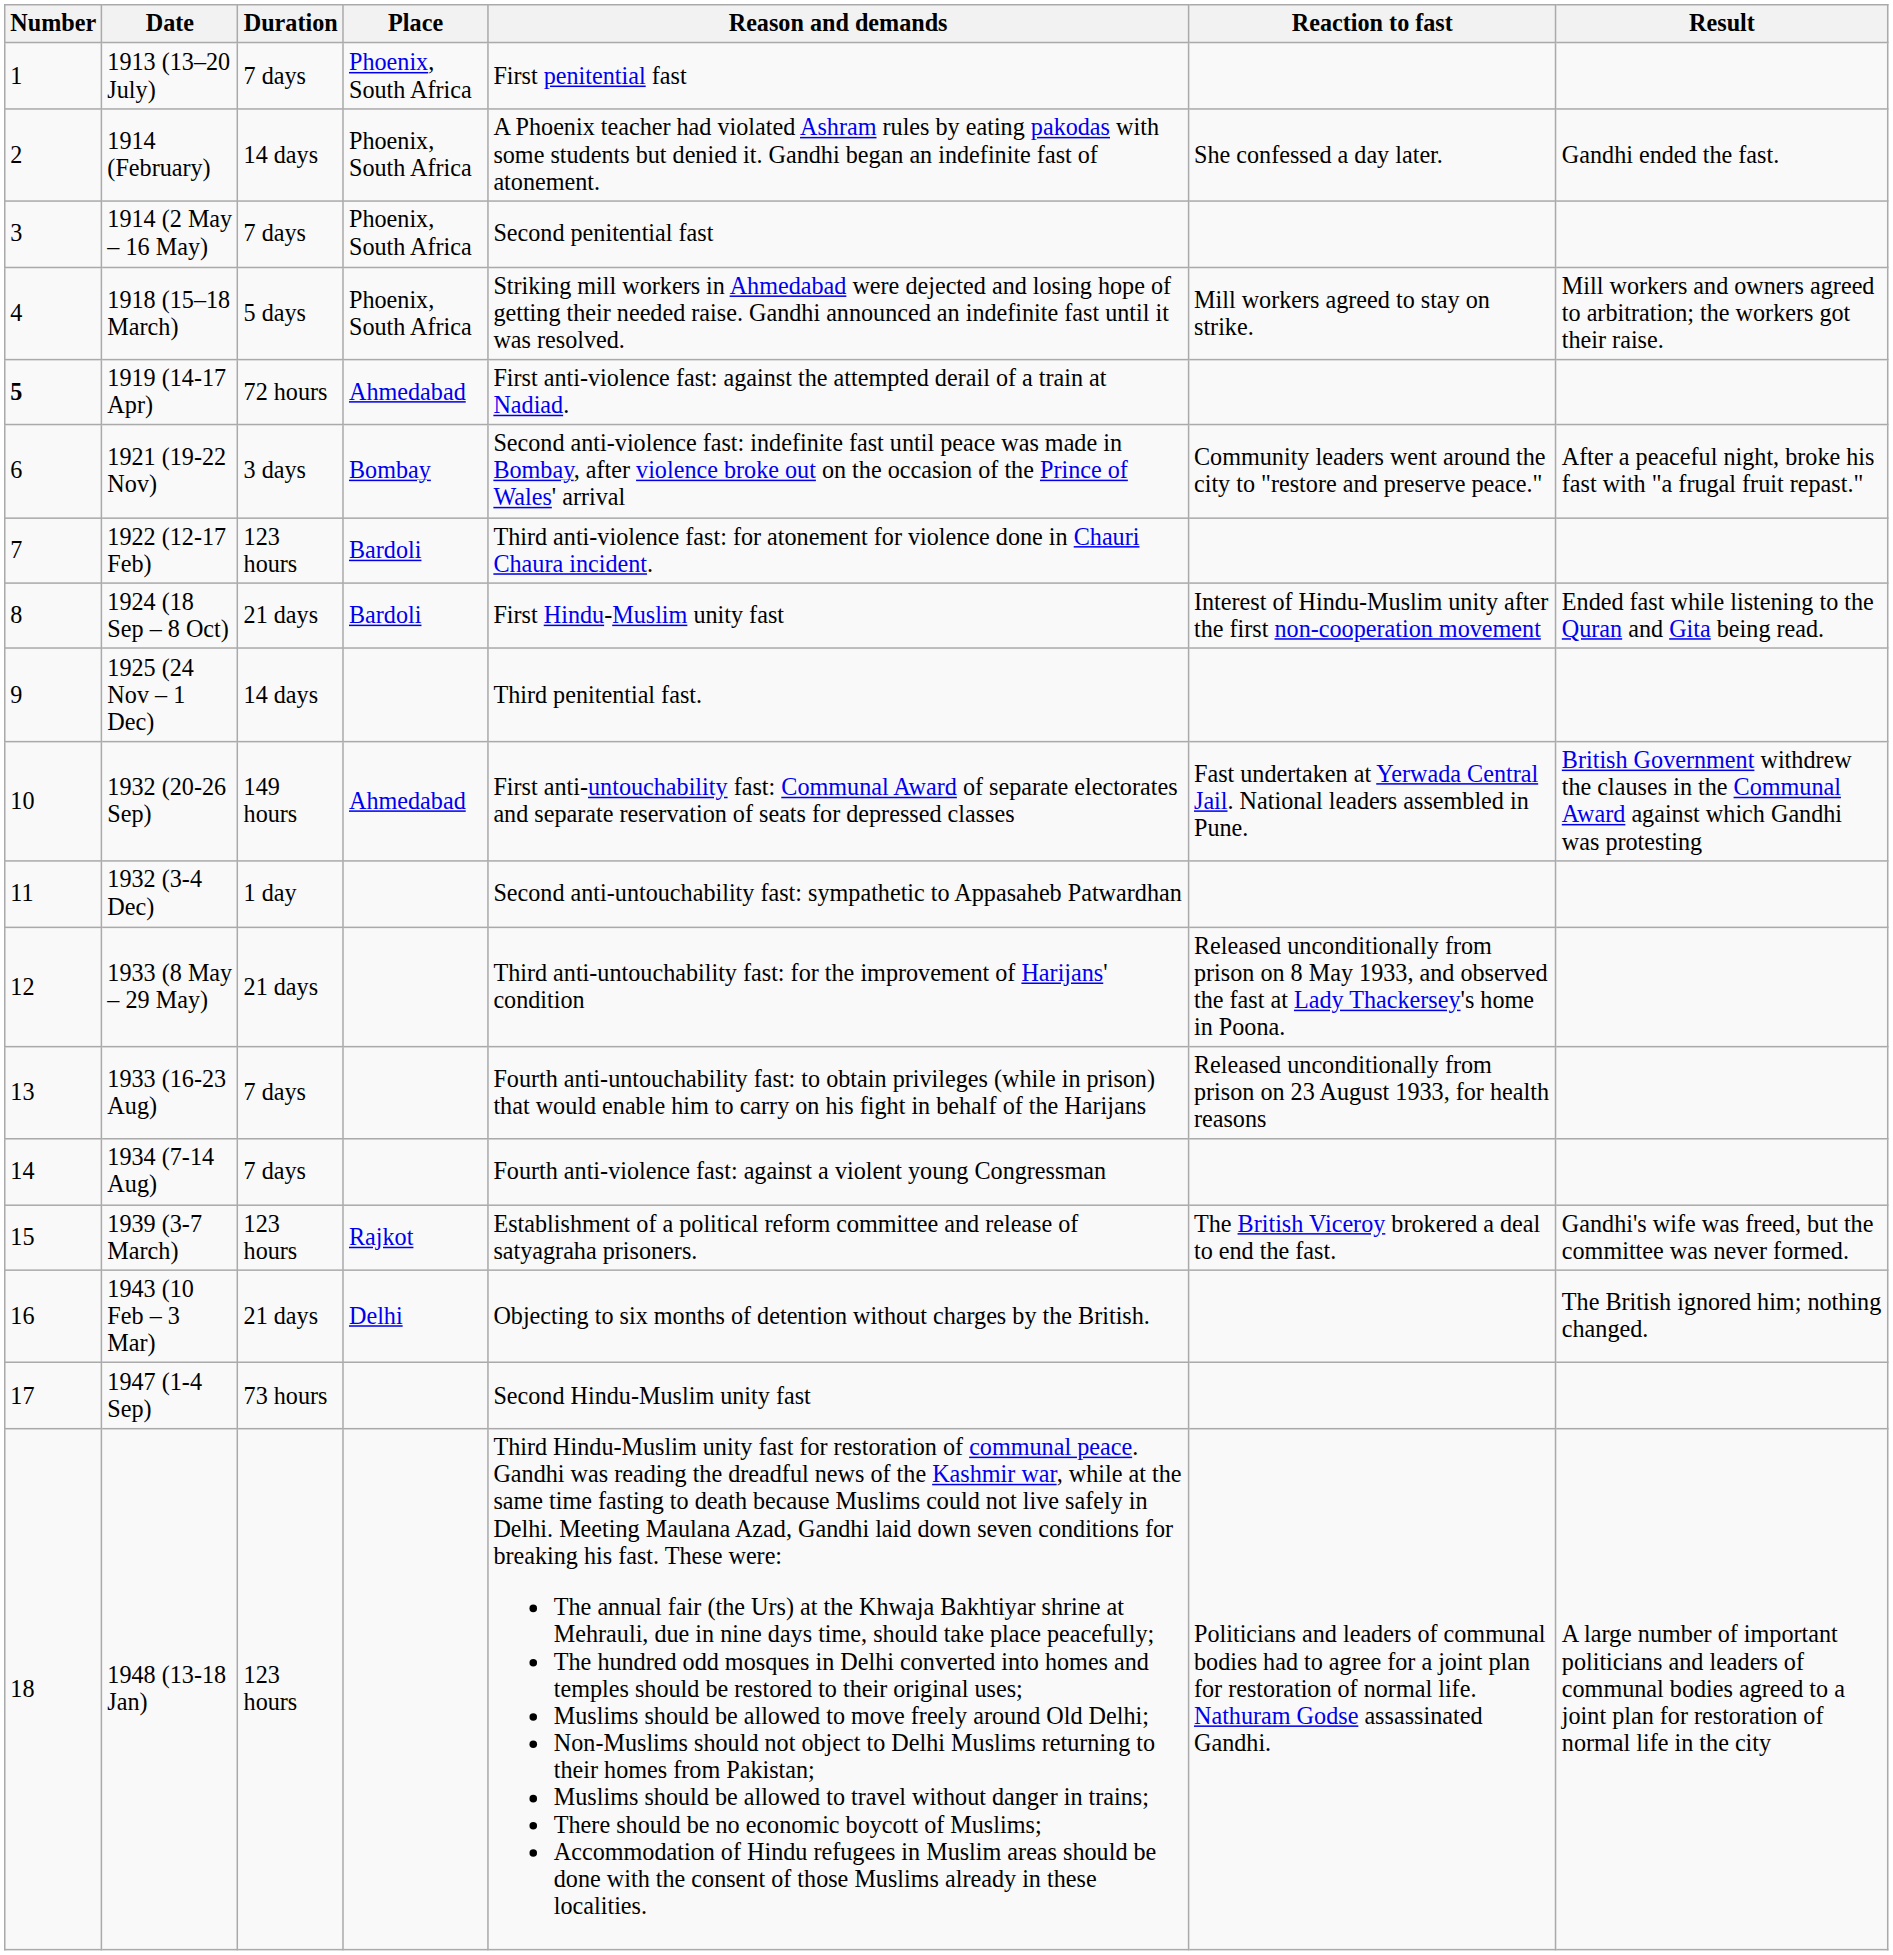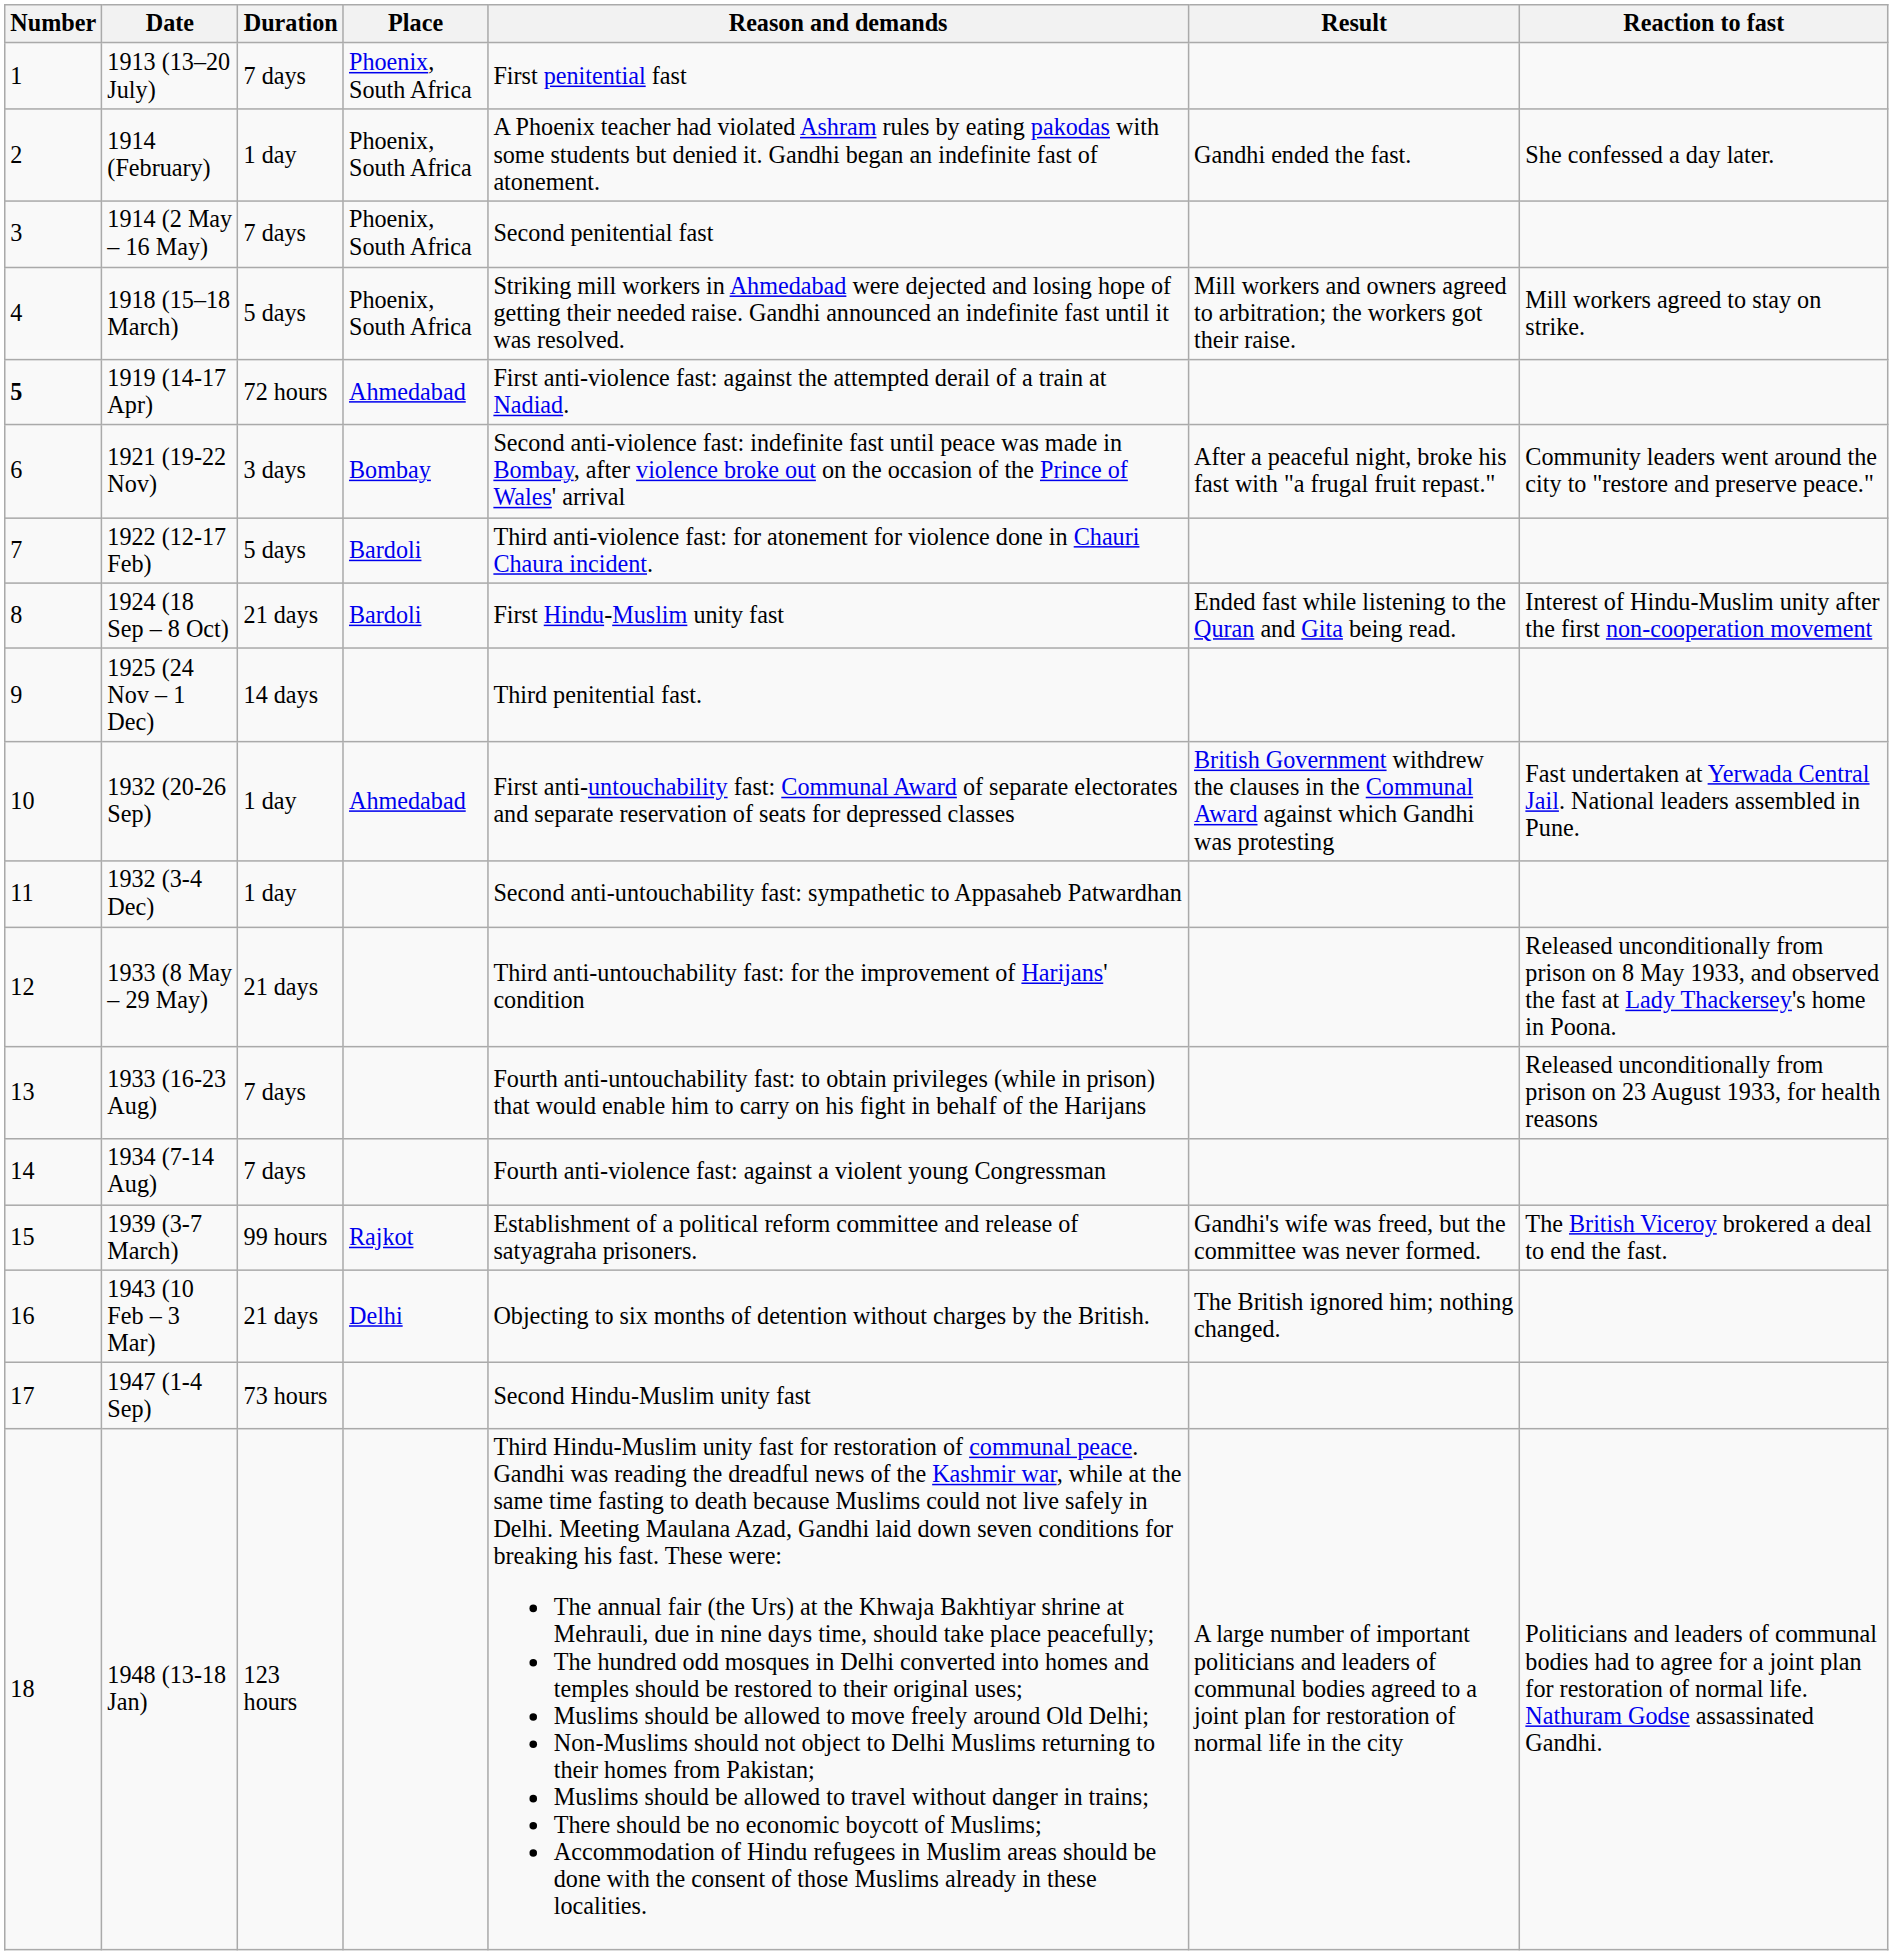columns swapped: (1372, 23) <-> (1722, 23)
(281, 154) 14 days -> (270, 154) 1 day
(270, 550) 123 hours -> (275, 550) 5 days
(270, 800) 149 hours -> (270, 800) 1 day
(270, 1237) 123 hours -> (285, 1237) 99 hours
